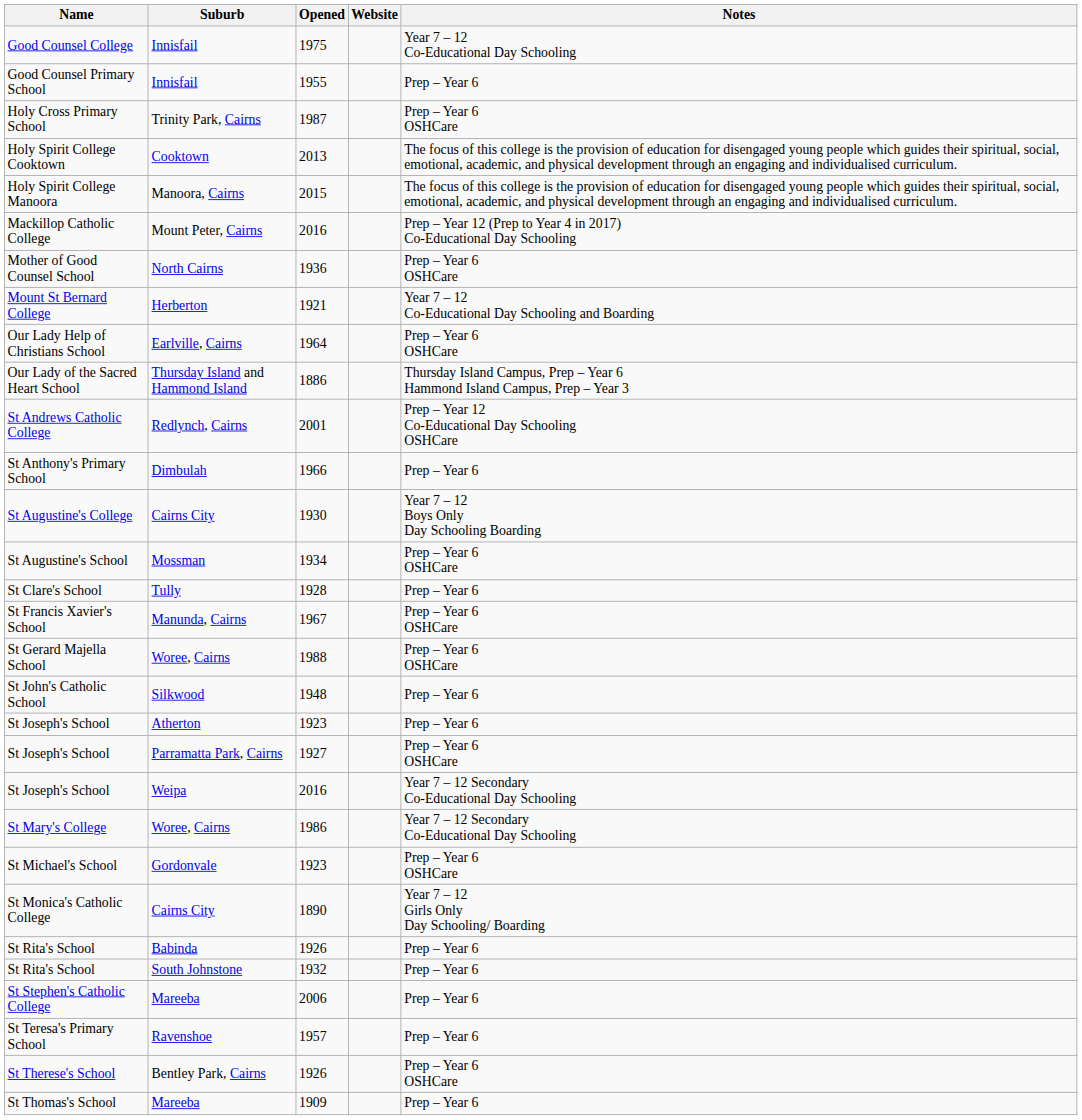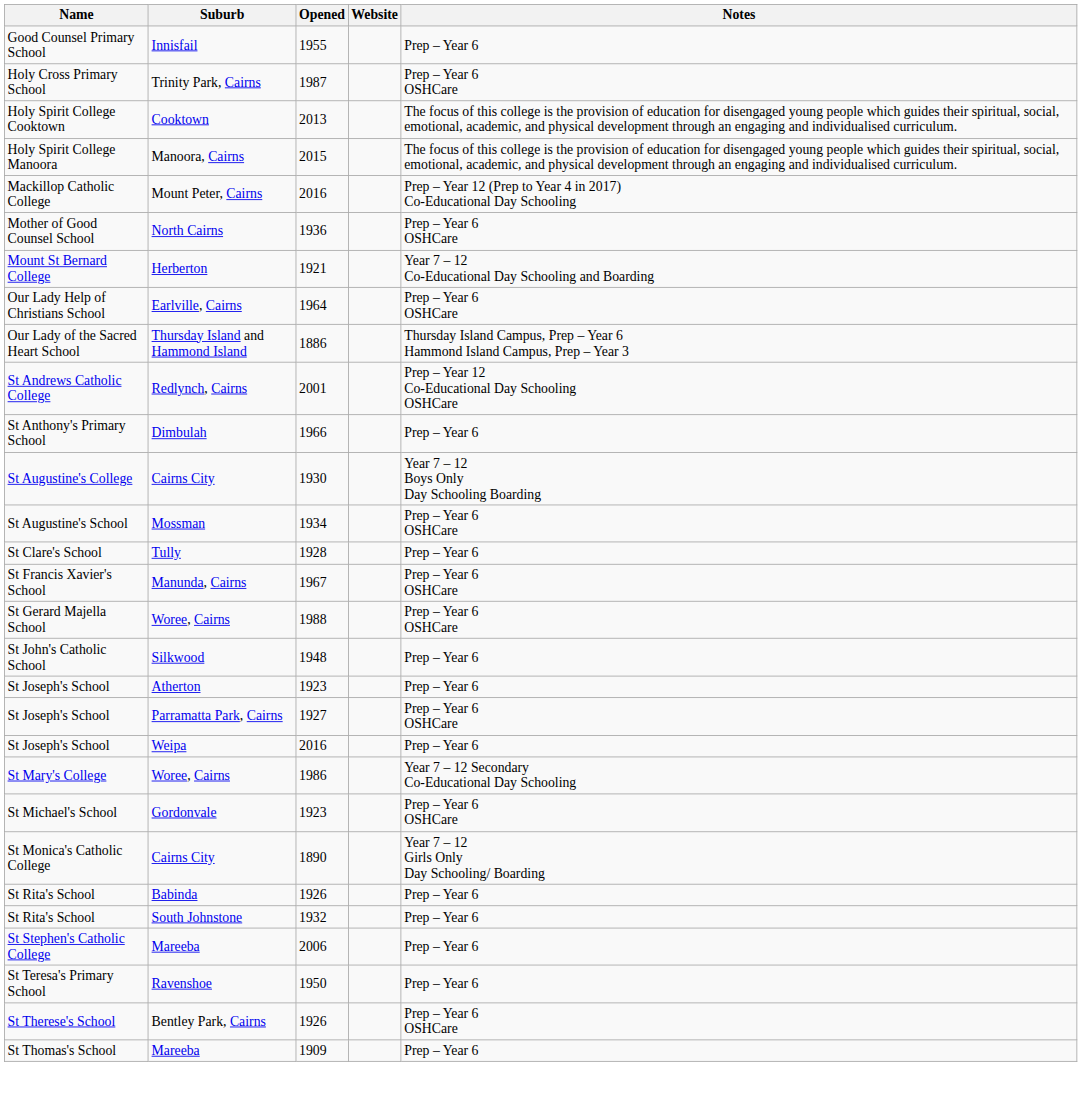- row: (70, 44)
(490, 791) Year 7 – 12 Secondary Co-Educational Day Schooling -> (441, 745) Prep – Year 6
(313, 1036) 1957 -> (313, 983) 1950
